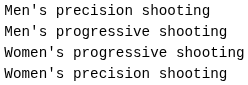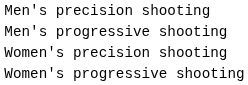rows swapped: (116, 74) <-> (124, 53)
